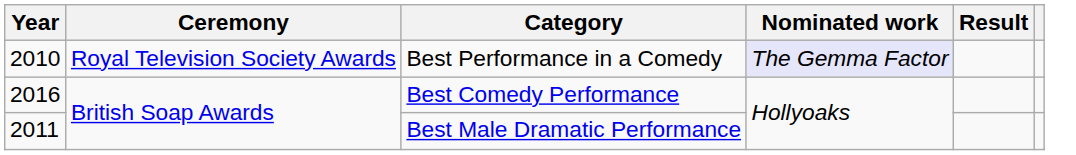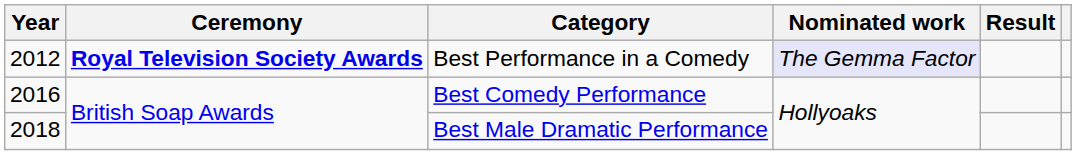(35, 58) 2010 -> (35, 58) 2012
(233, 58) normal -> (247, 58) bold
(34, 130) 2011 -> (35, 130) 2018
